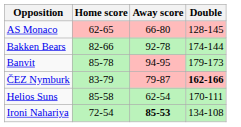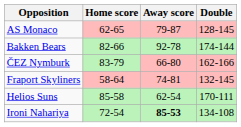(158, 29) 66-80 -> (168, 29) 79-87
- row: (21, 63)
(158, 79) 79-87 -> (168, 63) 66-80
(206, 79) bold -> (216, 63) normal
+ row: (44, 79)
